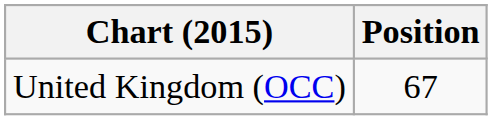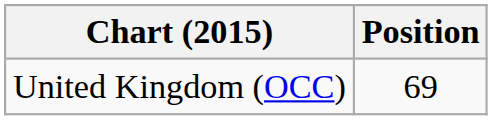(421, 85) 67 -> (421, 85) 69
